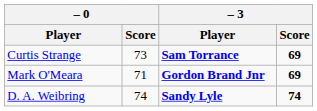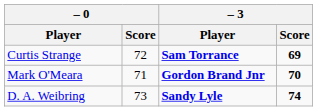(140, 55) 73 -> (140, 55) 72
(295, 75) 69 -> (295, 75) 70
(140, 95) 74 -> (140, 95) 73
